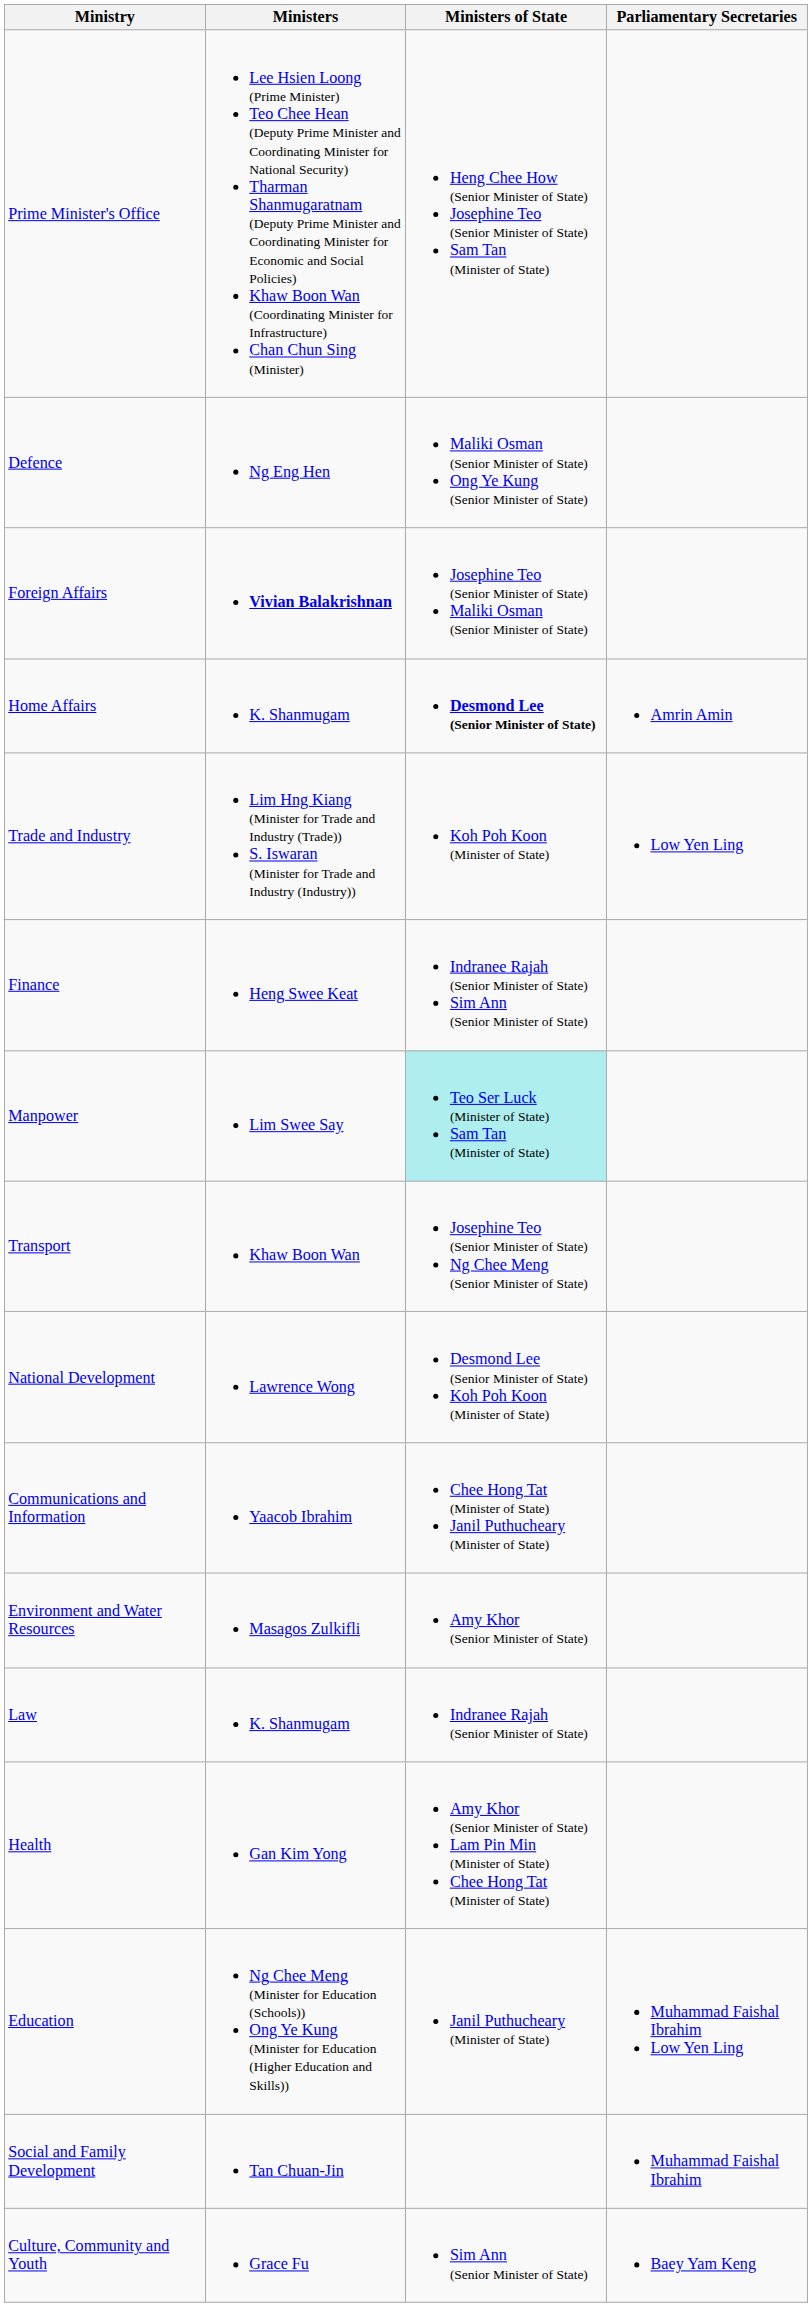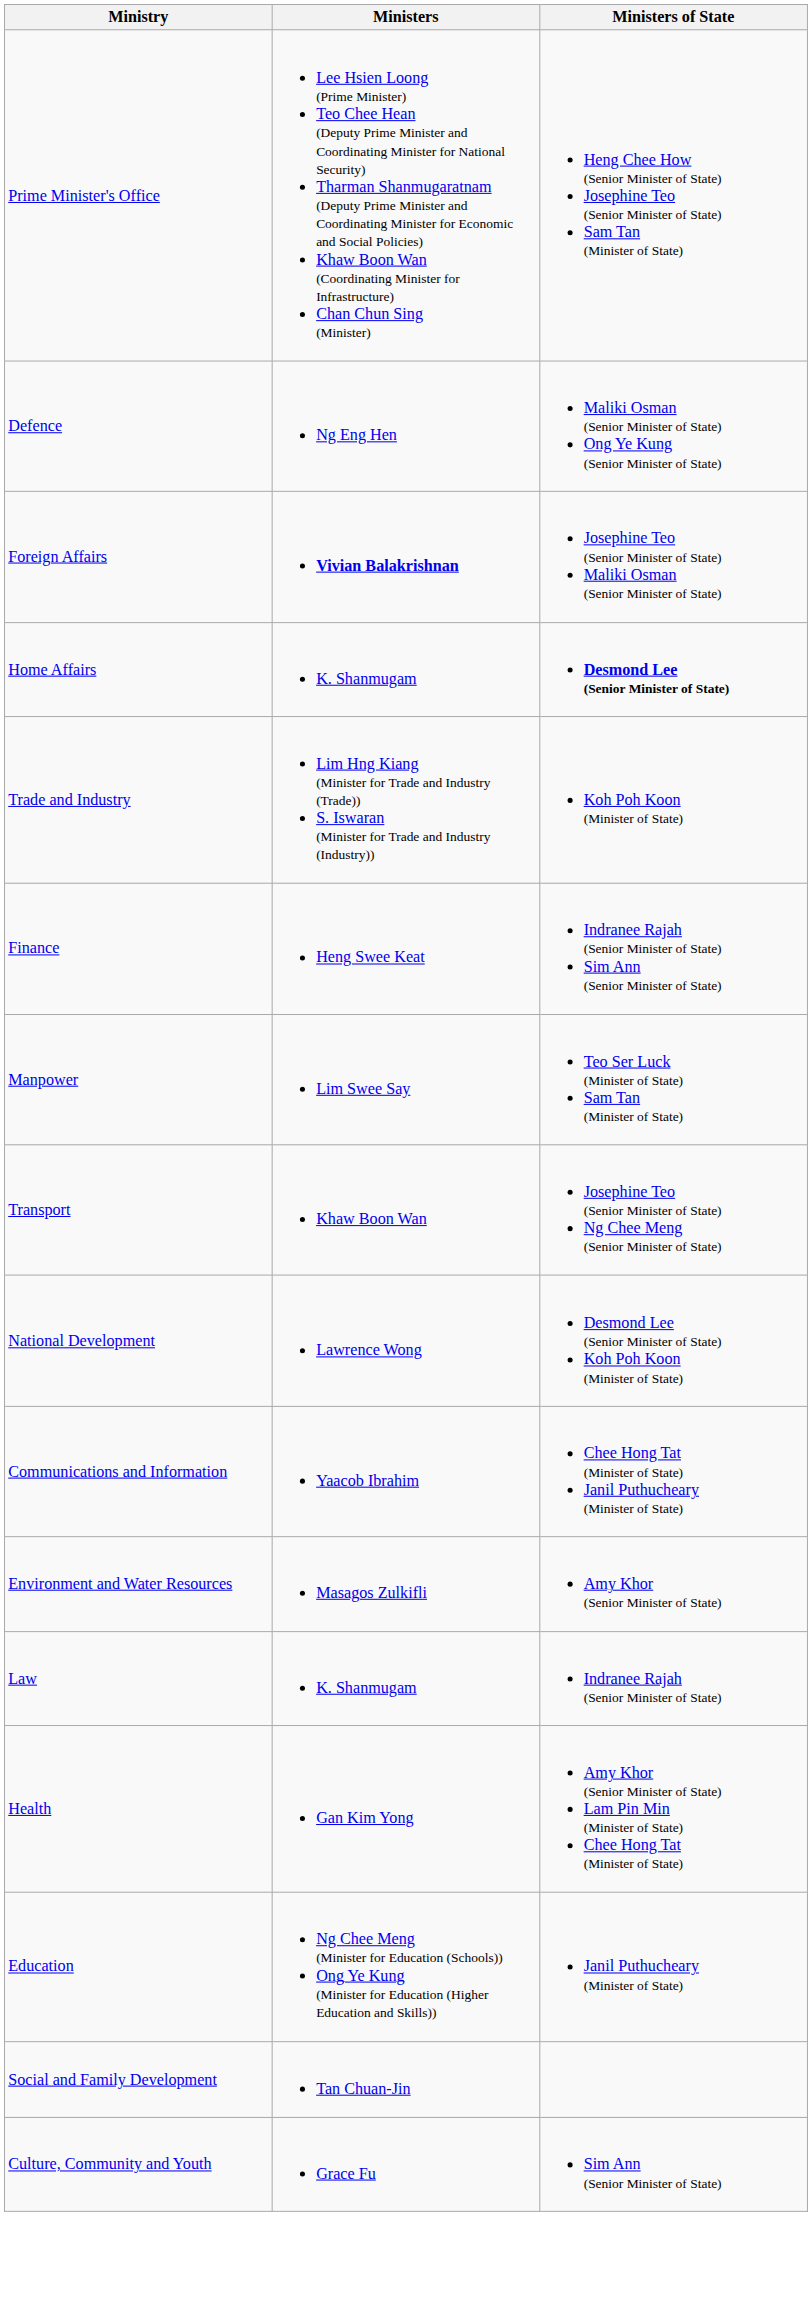- column: (707, 17)
(506, 1125) paleturquoise background -> (673, 1089) no background
